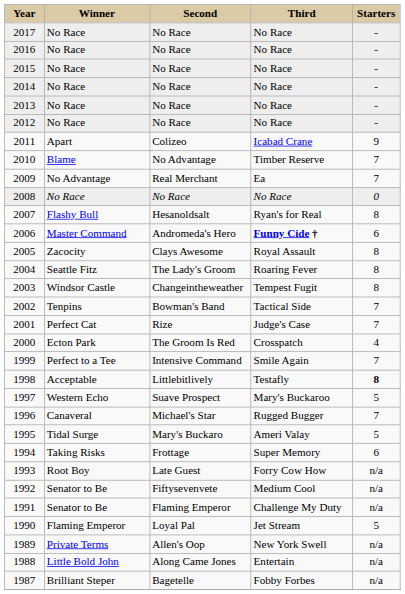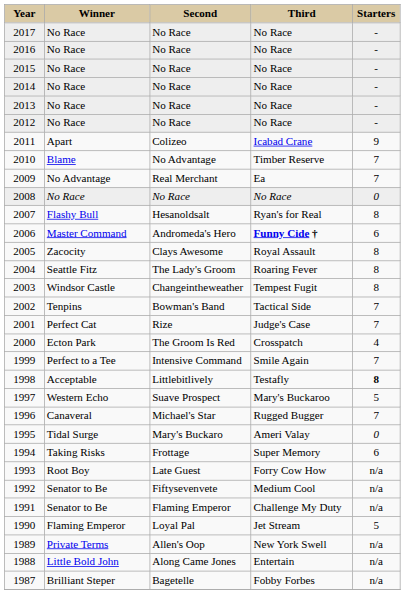(376, 434) 5 -> (376, 434) 0
